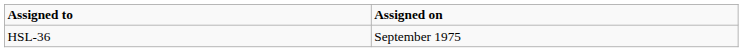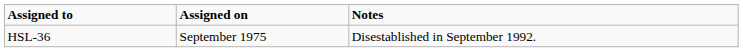+ column: (368, 15)
